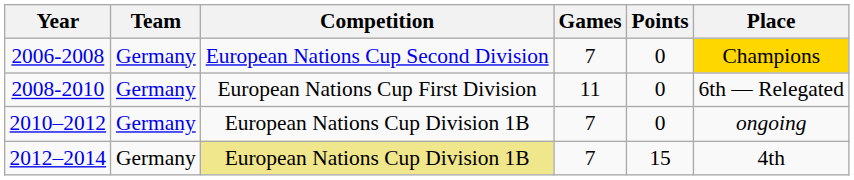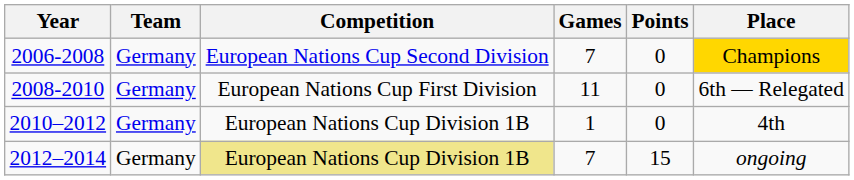(590, 123) 7 -> (590, 123) 1
(771, 123) ongoing -> (771, 123) 4th
(771, 157) 4th -> (771, 157) ongoing
